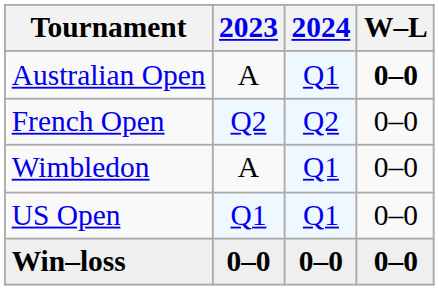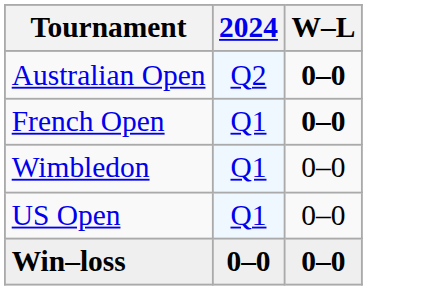- column: (248, 27)
(321, 74) Q1 -> (248, 74) Q2
(321, 121) Q2 -> (248, 121) Q1
(396, 121) normal -> (323, 121) bold
